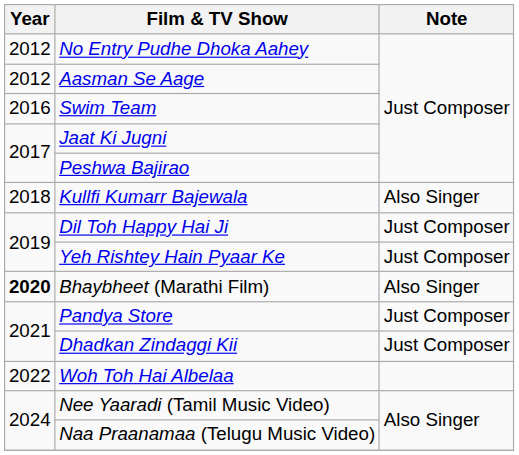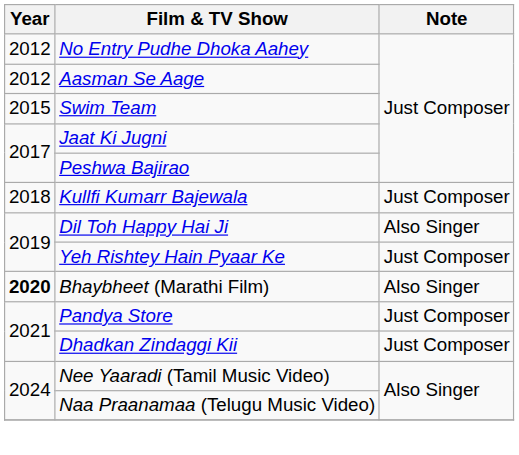(30, 108) 2016 -> (30, 108) 2015
(432, 197) Also Singer -> (447, 197) Just Composer
(447, 227) Just Composer -> (432, 227) Also Singer
- row: (146, 375)
